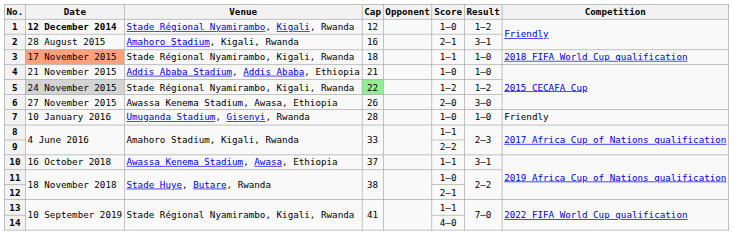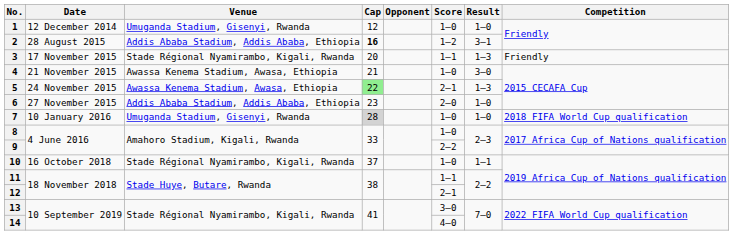(72, 27) bold -> (72, 27) normal
(240, 27) Stade Régional Nyamirambo, Kigali, Rwanda -> (218, 27) Umuganda Stadium, Gisenyi, Rwanda
(483, 27) 1–2 -> (483, 27) 1–0
(213, 42) Amahoro Stadium, Kigali, Rwanda -> (243, 42) Addis Ababa Stadium, Addis Ababa, Ethiopia
(373, 42) normal -> (373, 42) bold
(448, 42) 2–1 -> (448, 42) 1–2
(72, 57) lightsalmon background -> (72, 57) no background
(373, 57) 18 -> (373, 57) 20
(483, 57) 1–0 -> (483, 57) 1–3
(596, 57) 2018 FIFA World Cup qualification -> (526, 57) Friendly
(243, 72) Addis Ababa Stadium, Addis Ababa, Ethiopia -> (232, 72) Awassa Kenema Stadium, Awasa, Ethiopia
(483, 72) 1–0 -> (483, 72) 3–0
(72, 87) lightgrey background -> (72, 87) no background
(240, 87) Stade Régional Nyamirambo, Kigali, Rwanda -> (232, 87) Awassa Kenema Stadium, Awasa, Ethiopia
(448, 87) 1–2 -> (448, 87) 2–1
(483, 87) 1–2 -> (483, 87) 1–3
(232, 102) Awassa Kenema Stadium, Awasa, Ethiopia -> (243, 102) Addis Ababa Stadium, Addis Ababa, Ethiopia
(373, 102) 26 -> (373, 102) 23
(483, 102) 3–0 -> (483, 102) 1–0
(373, 117) no background -> (373, 117) lightgrey background
(526, 117) Friendly -> (596, 117) 2018 FIFA World Cup qualification
(448, 132) 1–1 -> (448, 132) 1–0
(232, 162) Awassa Kenema Stadium, Awasa, Ethiopia -> (240, 162) Stade Régional Nyamirambo, Kigali, Rwanda
(448, 162) 1–1 -> (448, 162) 1–0
(483, 162) 3–1 -> (483, 162) 1–1
(448, 177) 1–0 -> (448, 177) 1–1
(448, 207) 1–1 -> (448, 207) 3–0
